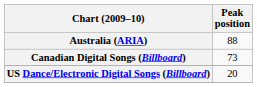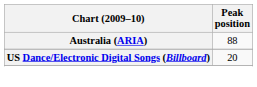- row: (108, 57)
